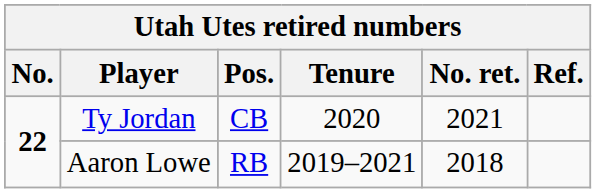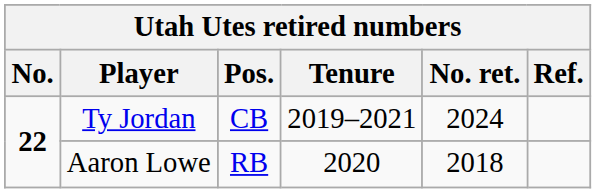(352, 118) 2020 -> (352, 118) 2019–2021
(475, 118) 2021 -> (475, 118) 2024
(352, 163) 2019–2021 -> (352, 163) 2020
